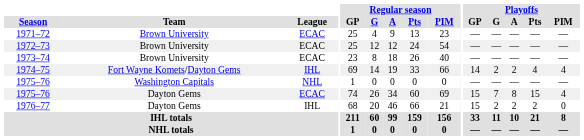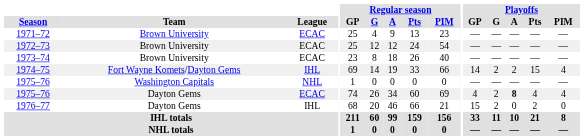(535, 70) 4 -> (535, 70) 15
(475, 94) 15 -> (475, 94) 4
(496, 94) 7 -> (496, 94) 2
(514, 94) normal -> (514, 94) bold
(535, 94) 15 -> (535, 94) 4
(514, 106) 2 -> (514, 106) 0
